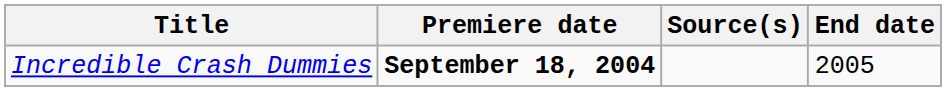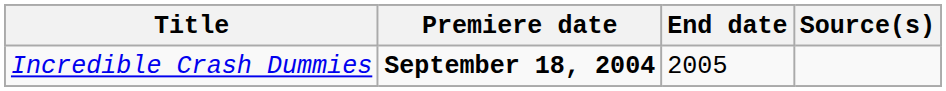columns swapped: (875, 25) <-> (735, 25)
